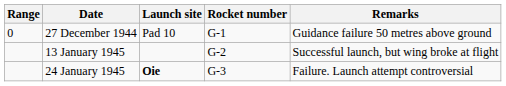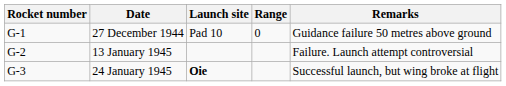columns swapped: (247, 14) <-> (23, 14)
(395, 52) Successful launch, but wing broke at flight -> (383, 52) Failure. Launch attempt controversial
(383, 71) Failure. Launch attempt controversial -> (395, 71) Successful launch, but wing broke at flight
